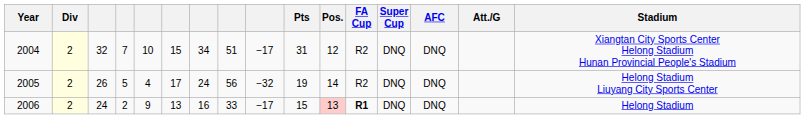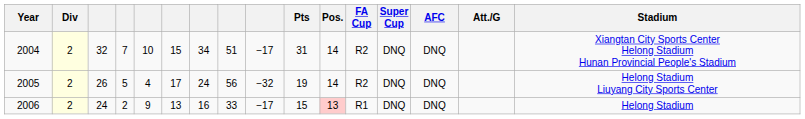(333, 51) 12 -> (333, 51) 14
(362, 105) bold -> (362, 105) normal
